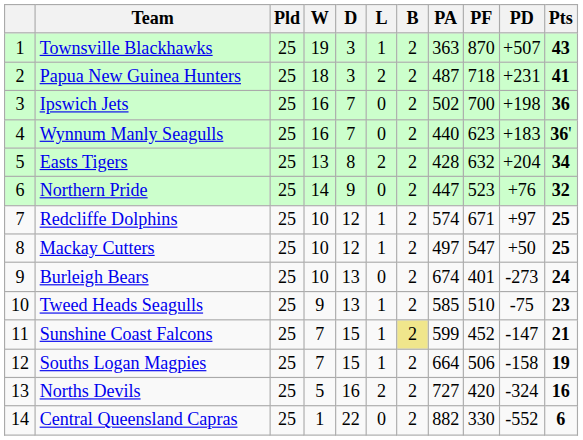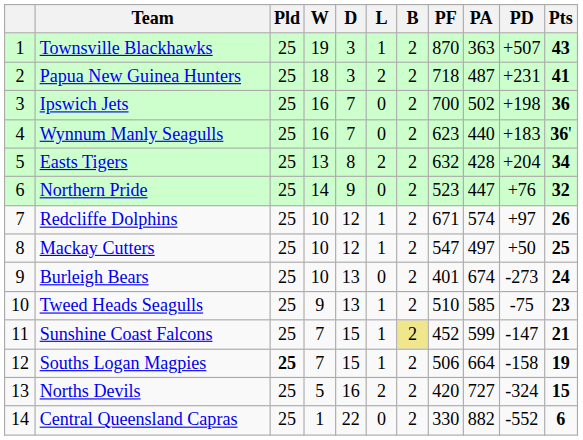columns swapped: (481, 18) <-> (446, 18)
(561, 219) 25 -> (561, 219) 26
(287, 362) normal -> (287, 362) bold
(561, 391) 16 -> (561, 391) 15
